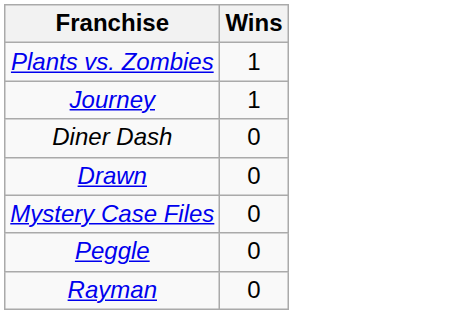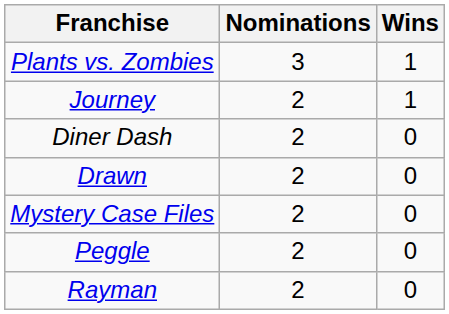+ column: (298, 23)
